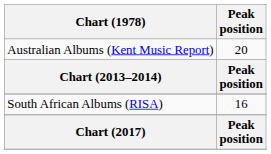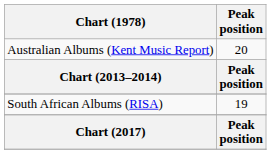(241, 104) 16 -> (241, 104) 19
